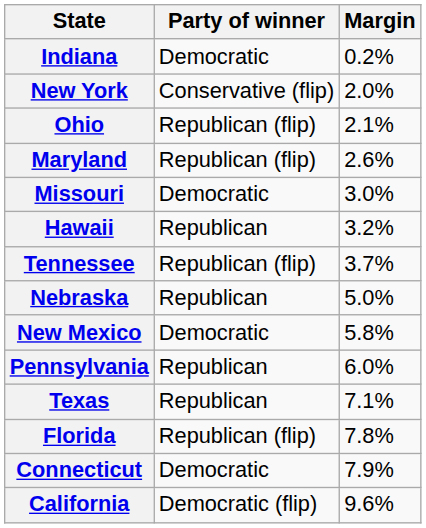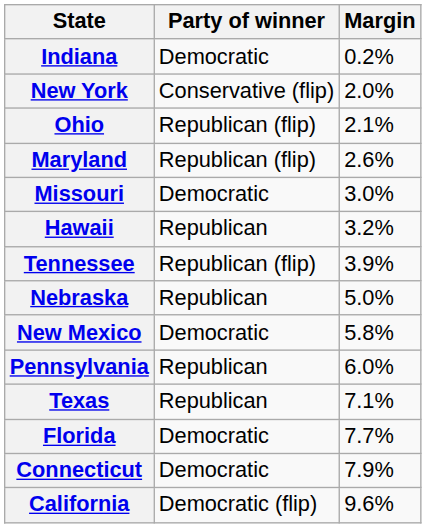(369, 263) 3.7% -> (369, 263) 3.9%
(237, 435) Republican (flip) -> (214, 435) Democratic
(369, 435) 7.8% -> (369, 435) 7.7%
